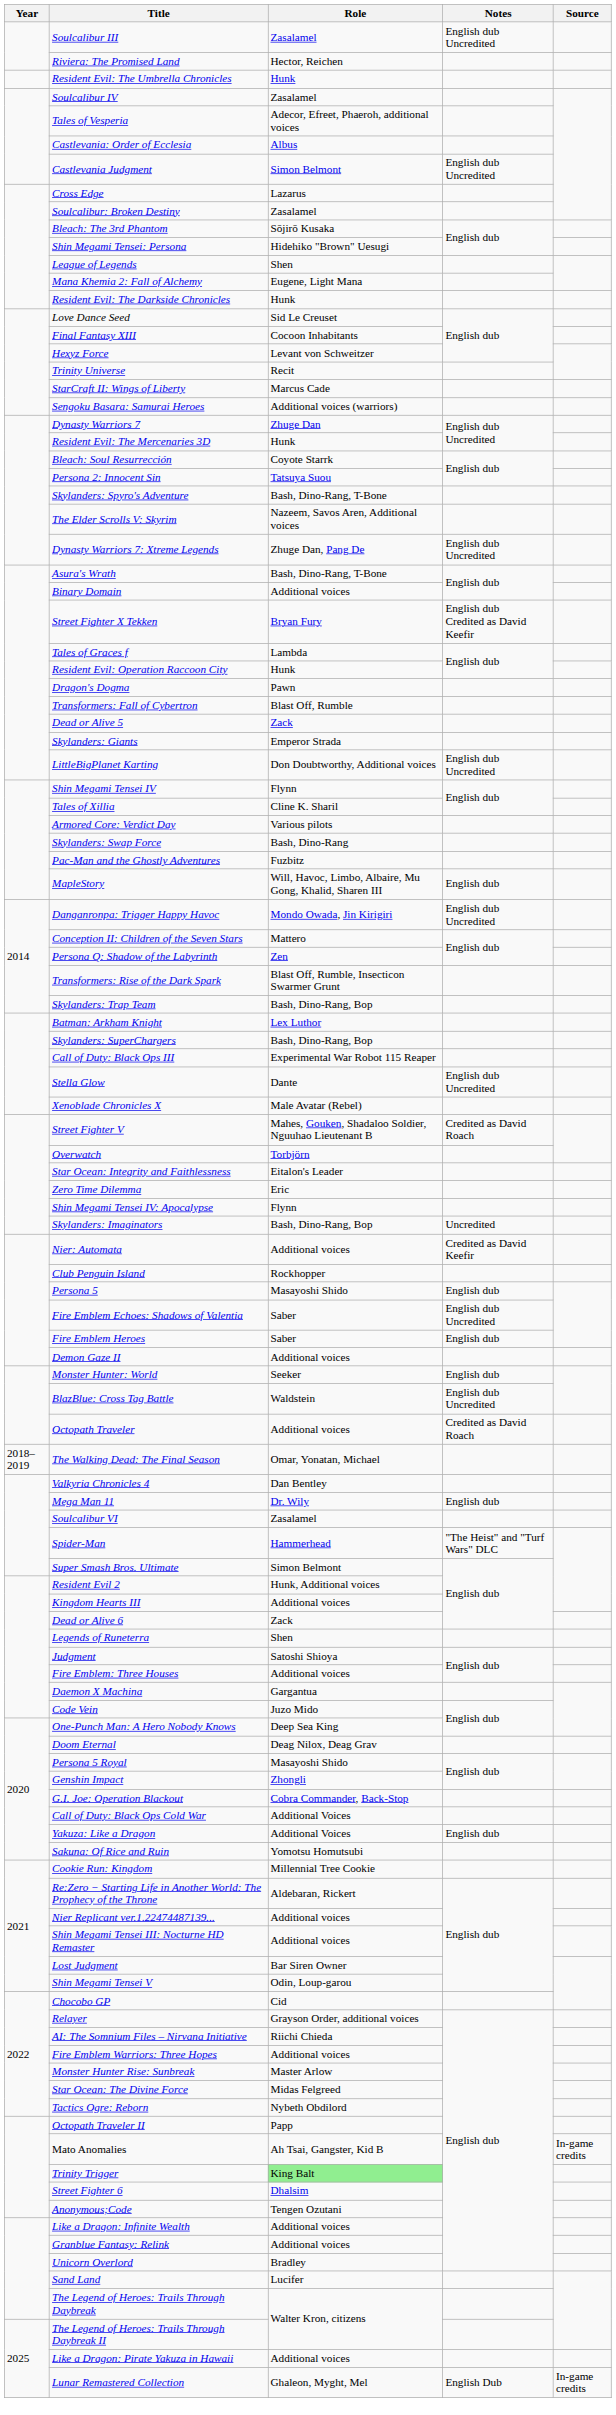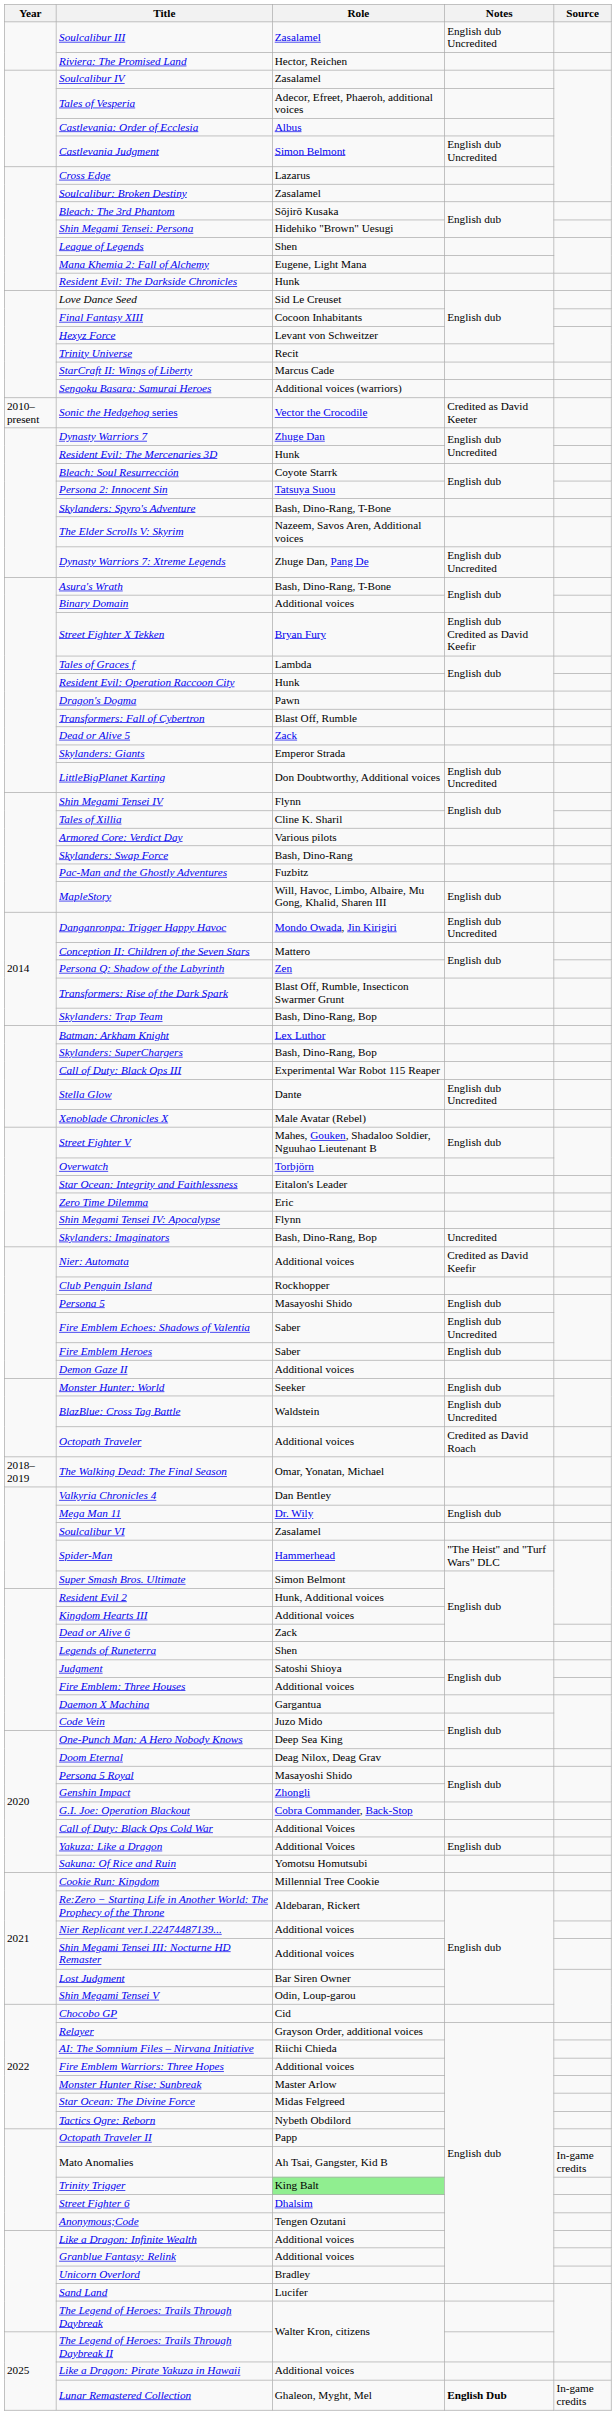- row: (142, 79)
+ row: (118, 412)
(486, 1130) Credited as David Roach -> (474, 1142) English dub
(474, 2382) normal -> (477, 2395) bold
